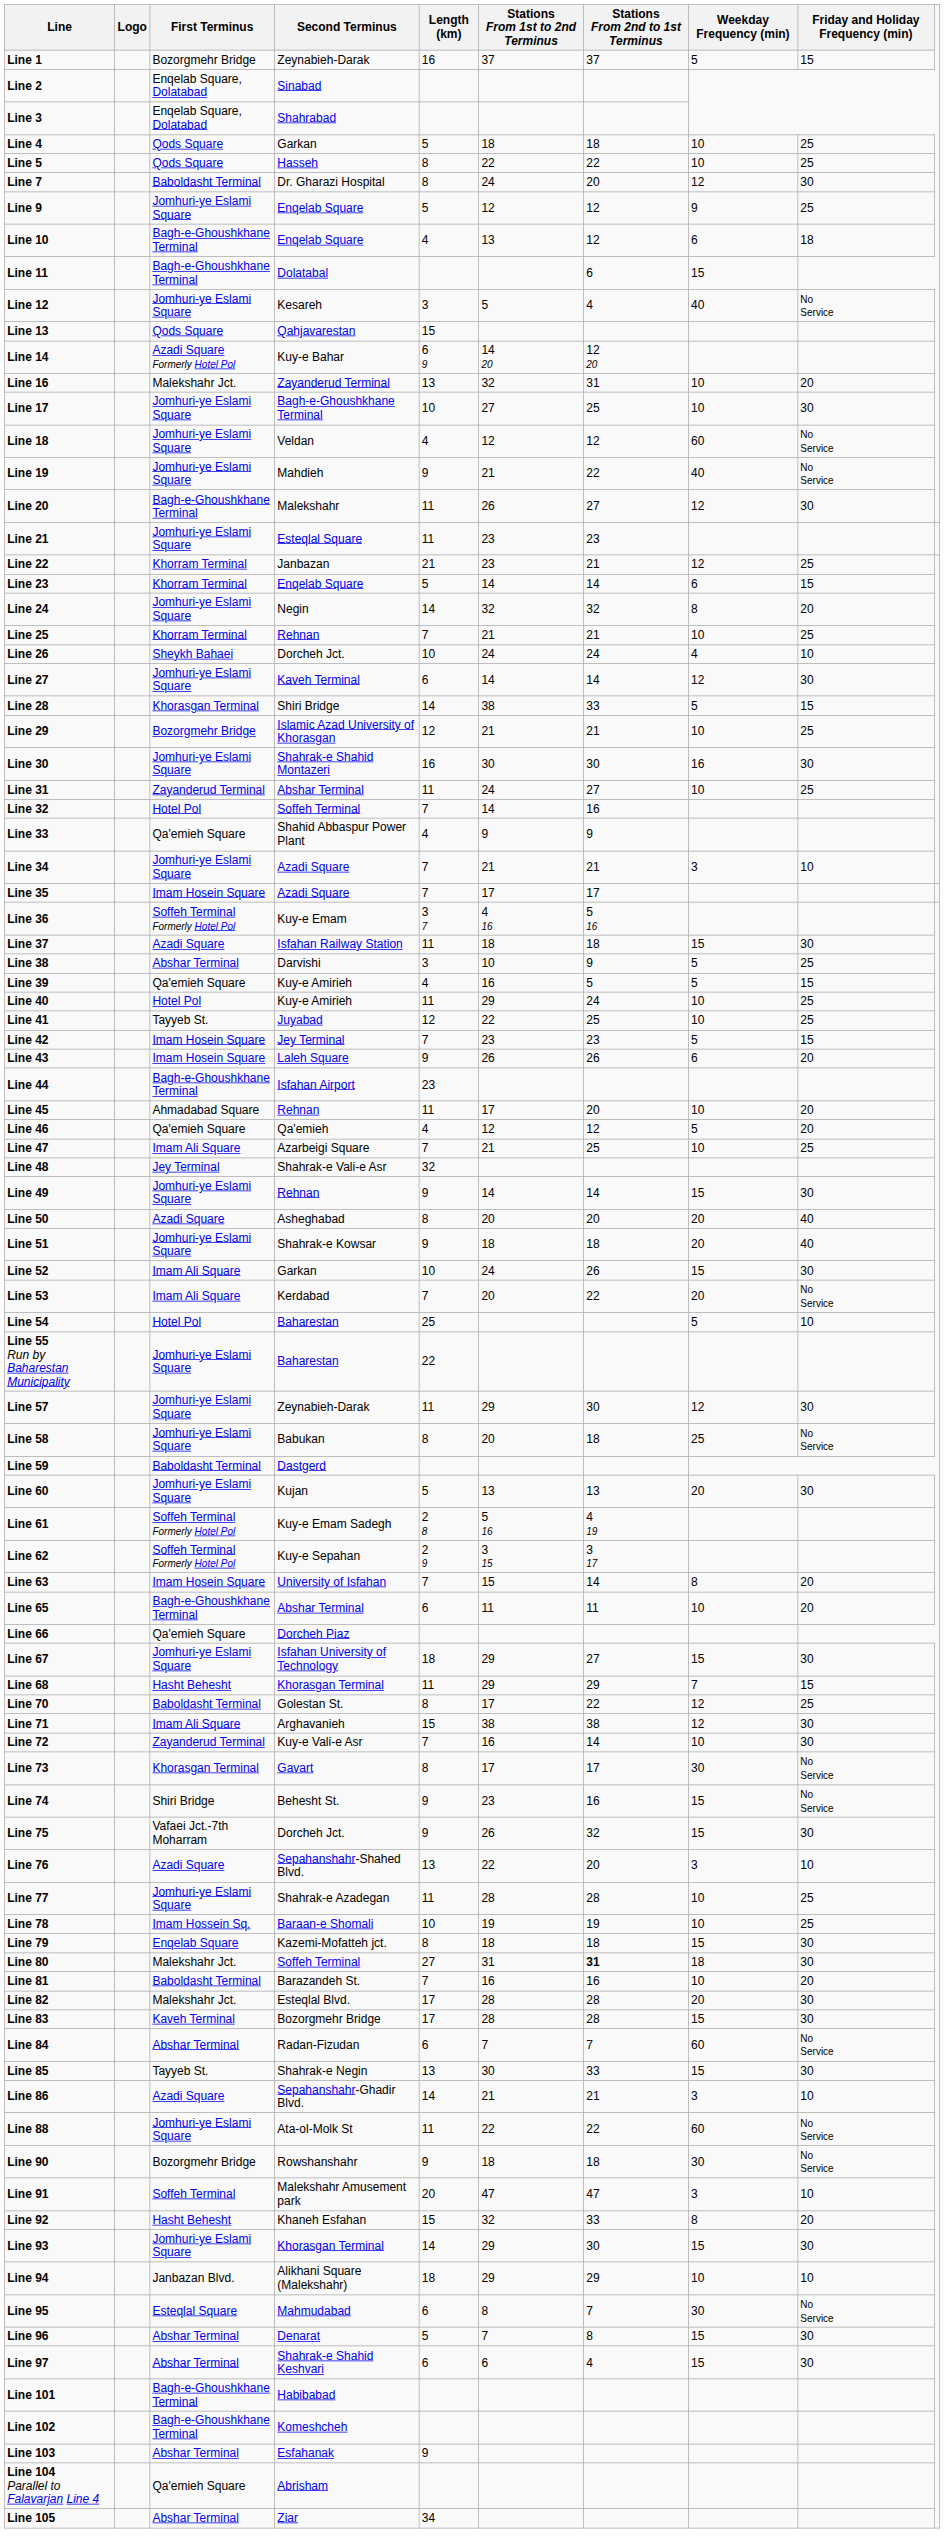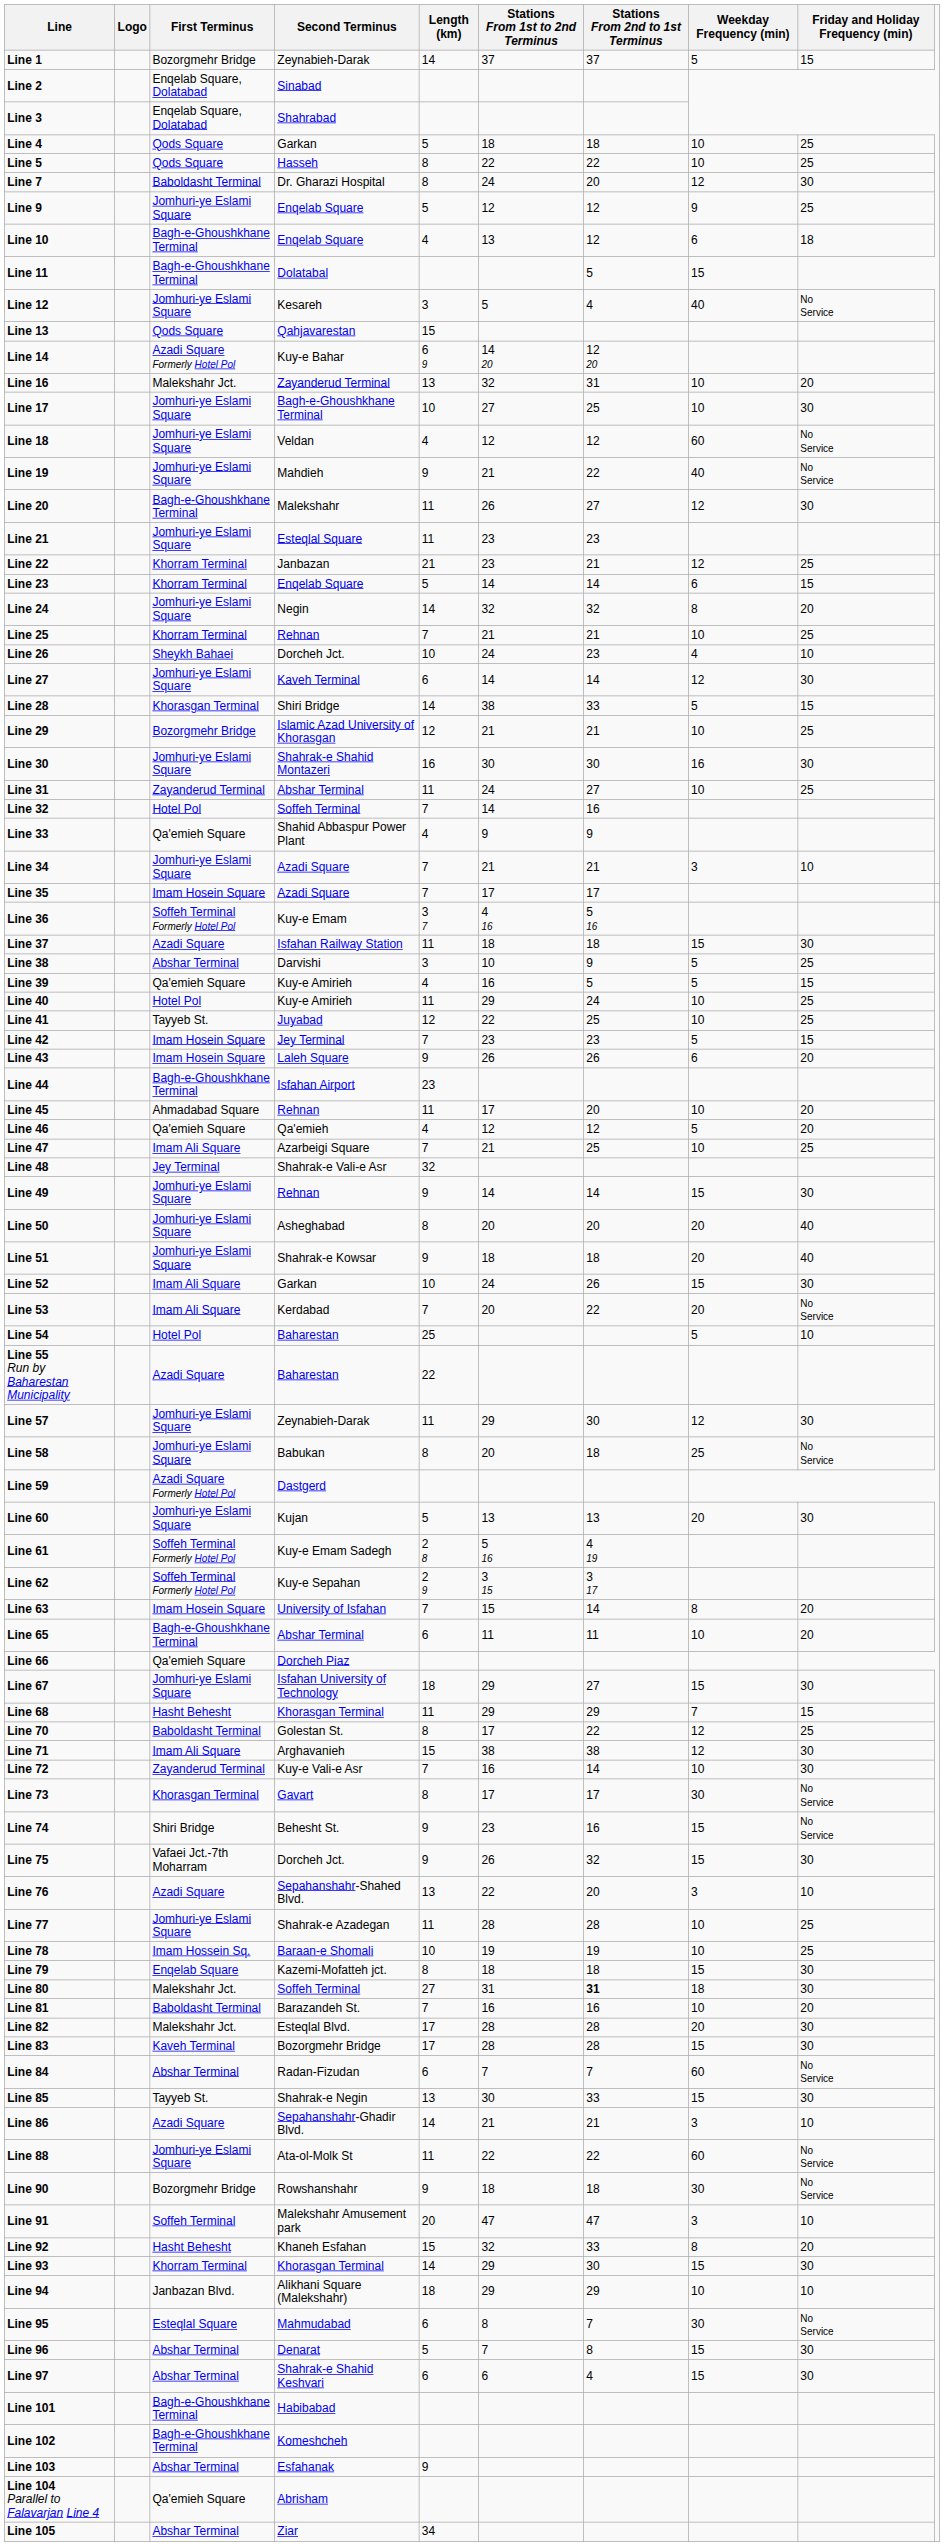(428, 60) 16 -> (428, 60) 14
(590, 273) 6 -> (590, 273) 5
(593, 654) 24 -> (593, 654) 23
(188, 1218) Azadi Square -> (202, 1225) Jomhuri-ye Eslami Square
(202, 1361) Jomhuri-ye Eslami Square -> (188, 1374) Azadi Square
(207, 1465) Baboldasht Terminal -> (194, 1485) Azadi Square Formerly Hotel Pol
(202, 2245) Jomhuri-ye Eslami Square -> (200, 2266) Khorram Terminal
